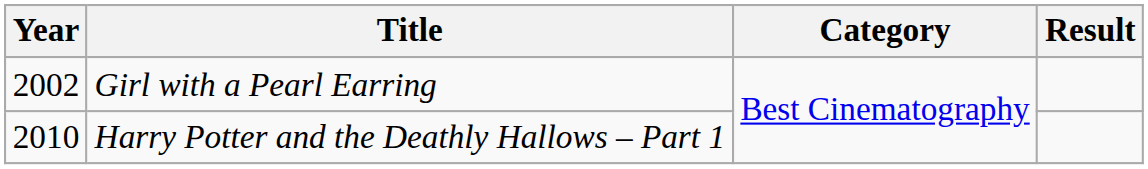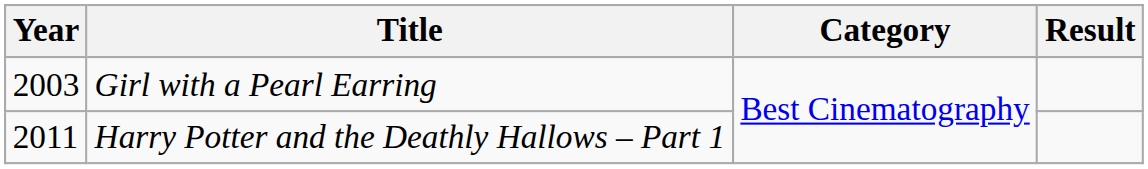(46, 83) 2002 -> (46, 83) 2003
(46, 136) 2010 -> (45, 136) 2011
